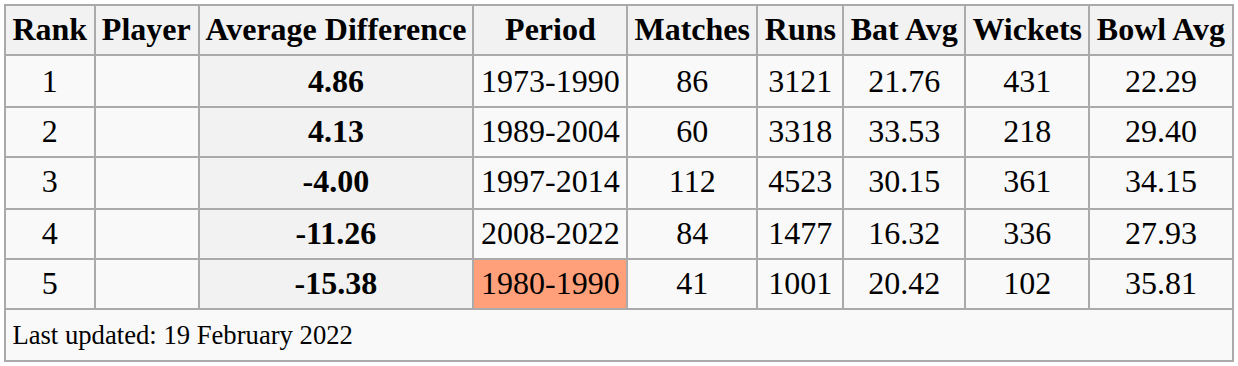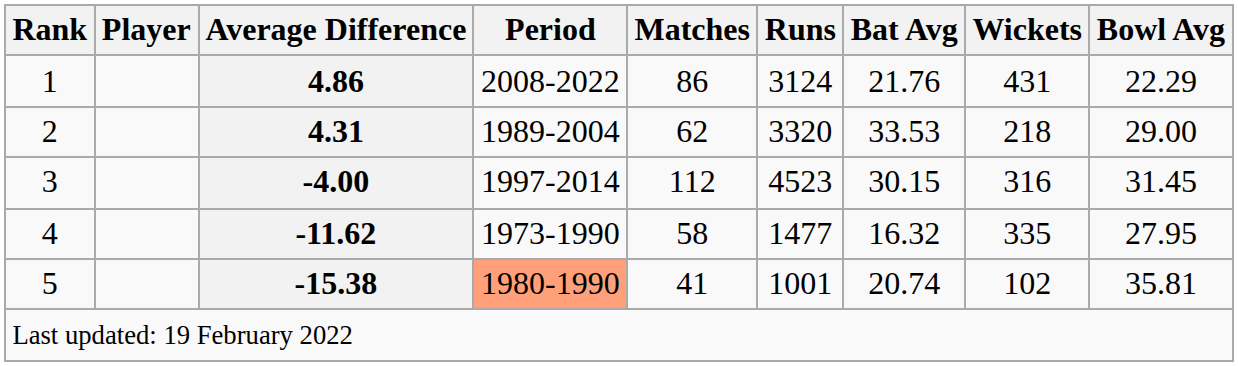(550, 80) 1973-1990 -> (550, 80) 2008-2022
(800, 80) 3121 -> (800, 80) 3124
(336, 131) 4.13 -> (336, 131) 4.31
(692, 131) 60 -> (692, 131) 62
(800, 131) 3318 -> (800, 131) 3320
(1161, 131) 29.40 -> (1161, 131) 29.00
(1027, 182) 361 -> (1027, 182) 316
(1161, 182) 34.15 -> (1161, 182) 31.45
(336, 232) -11.26 -> (336, 232) -11.62
(550, 232) 2008-2022 -> (550, 232) 1973-1990
(692, 232) 84 -> (692, 232) 58
(1027, 232) 336 -> (1027, 232) 335
(1161, 232) 27.93 -> (1161, 232) 27.95
(904, 283) 20.42 -> (904, 283) 20.74
